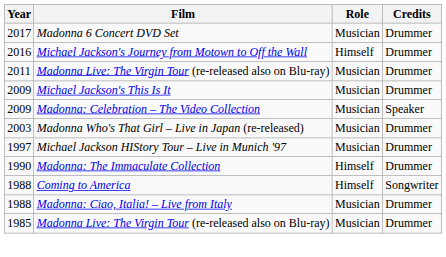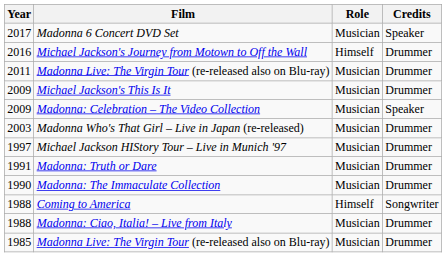(409, 33) Drummer -> (405, 33) Speaker
+ row: (19, 166)
(354, 166) Himself -> (357, 185) Musician
